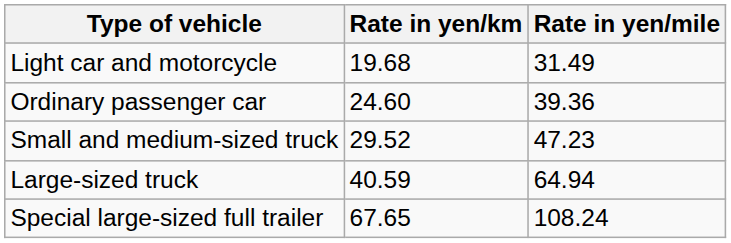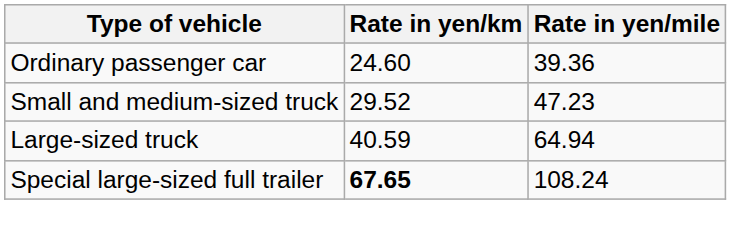- row: (144, 62)
(380, 218) normal -> (380, 179) bold
